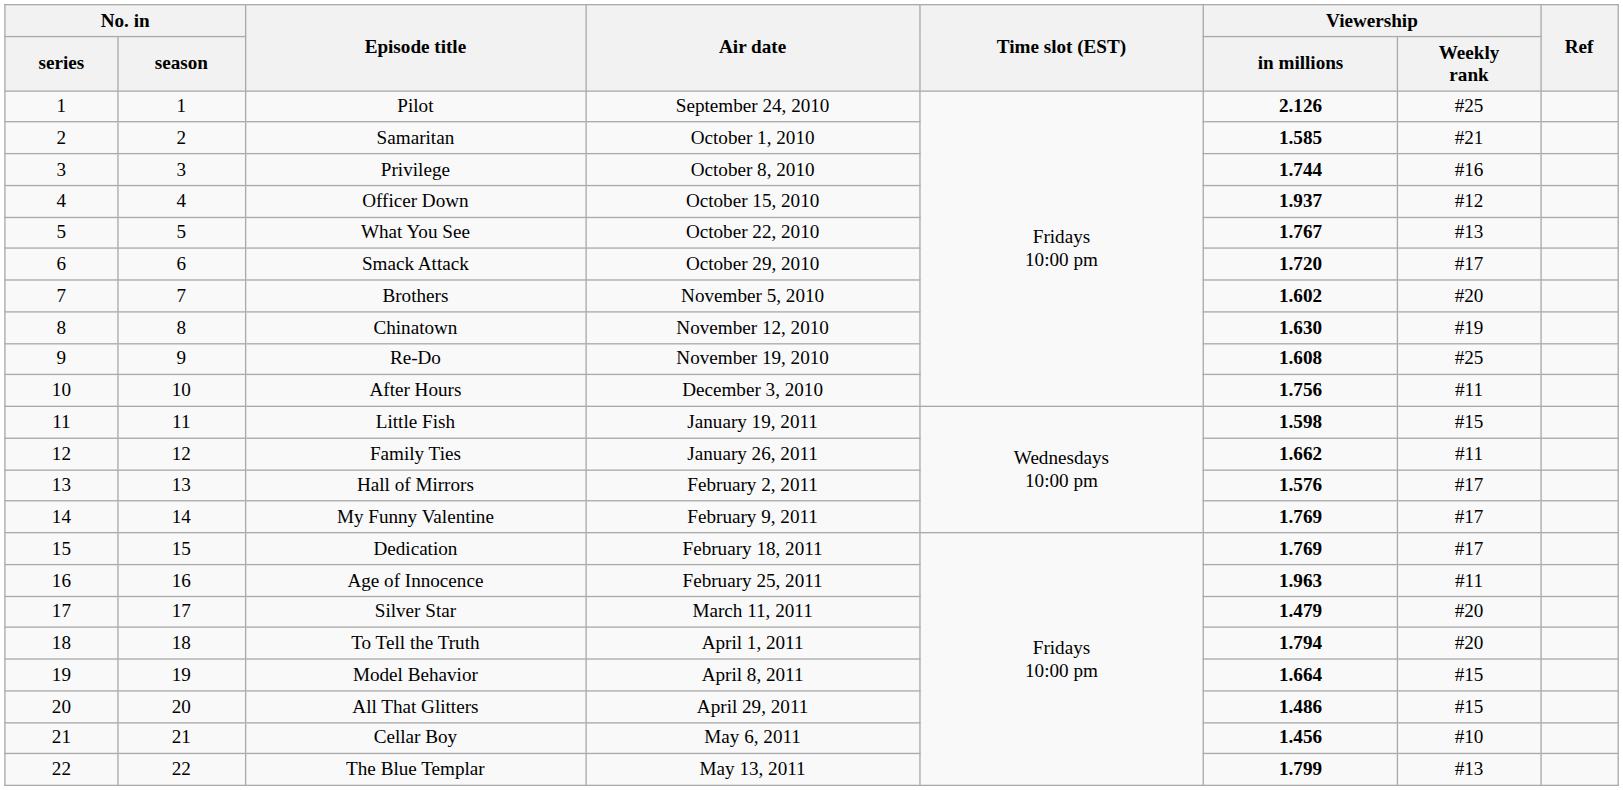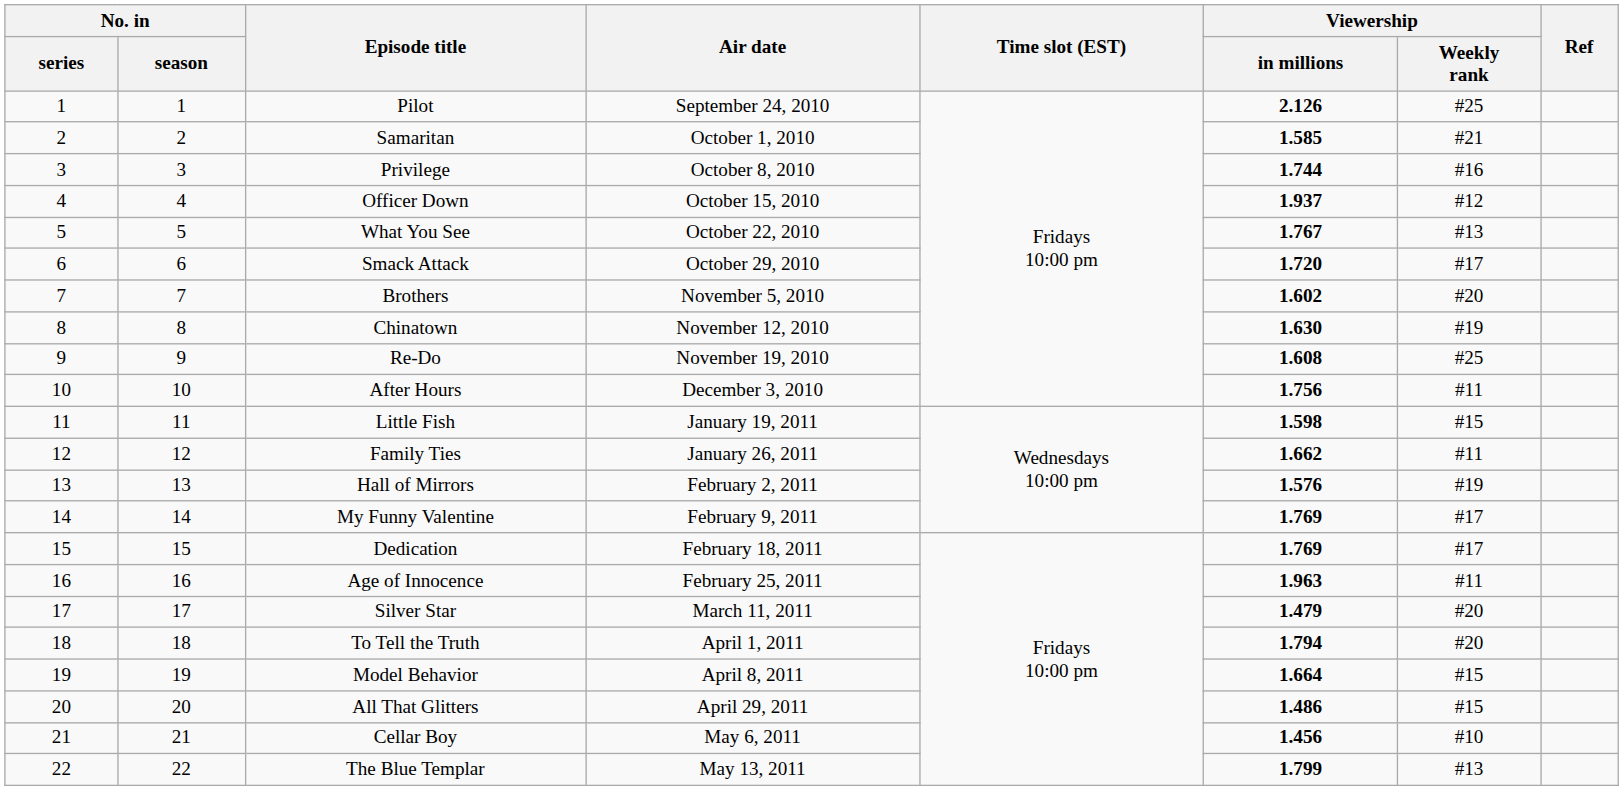(1469, 485) #17 -> (1469, 485) #19
